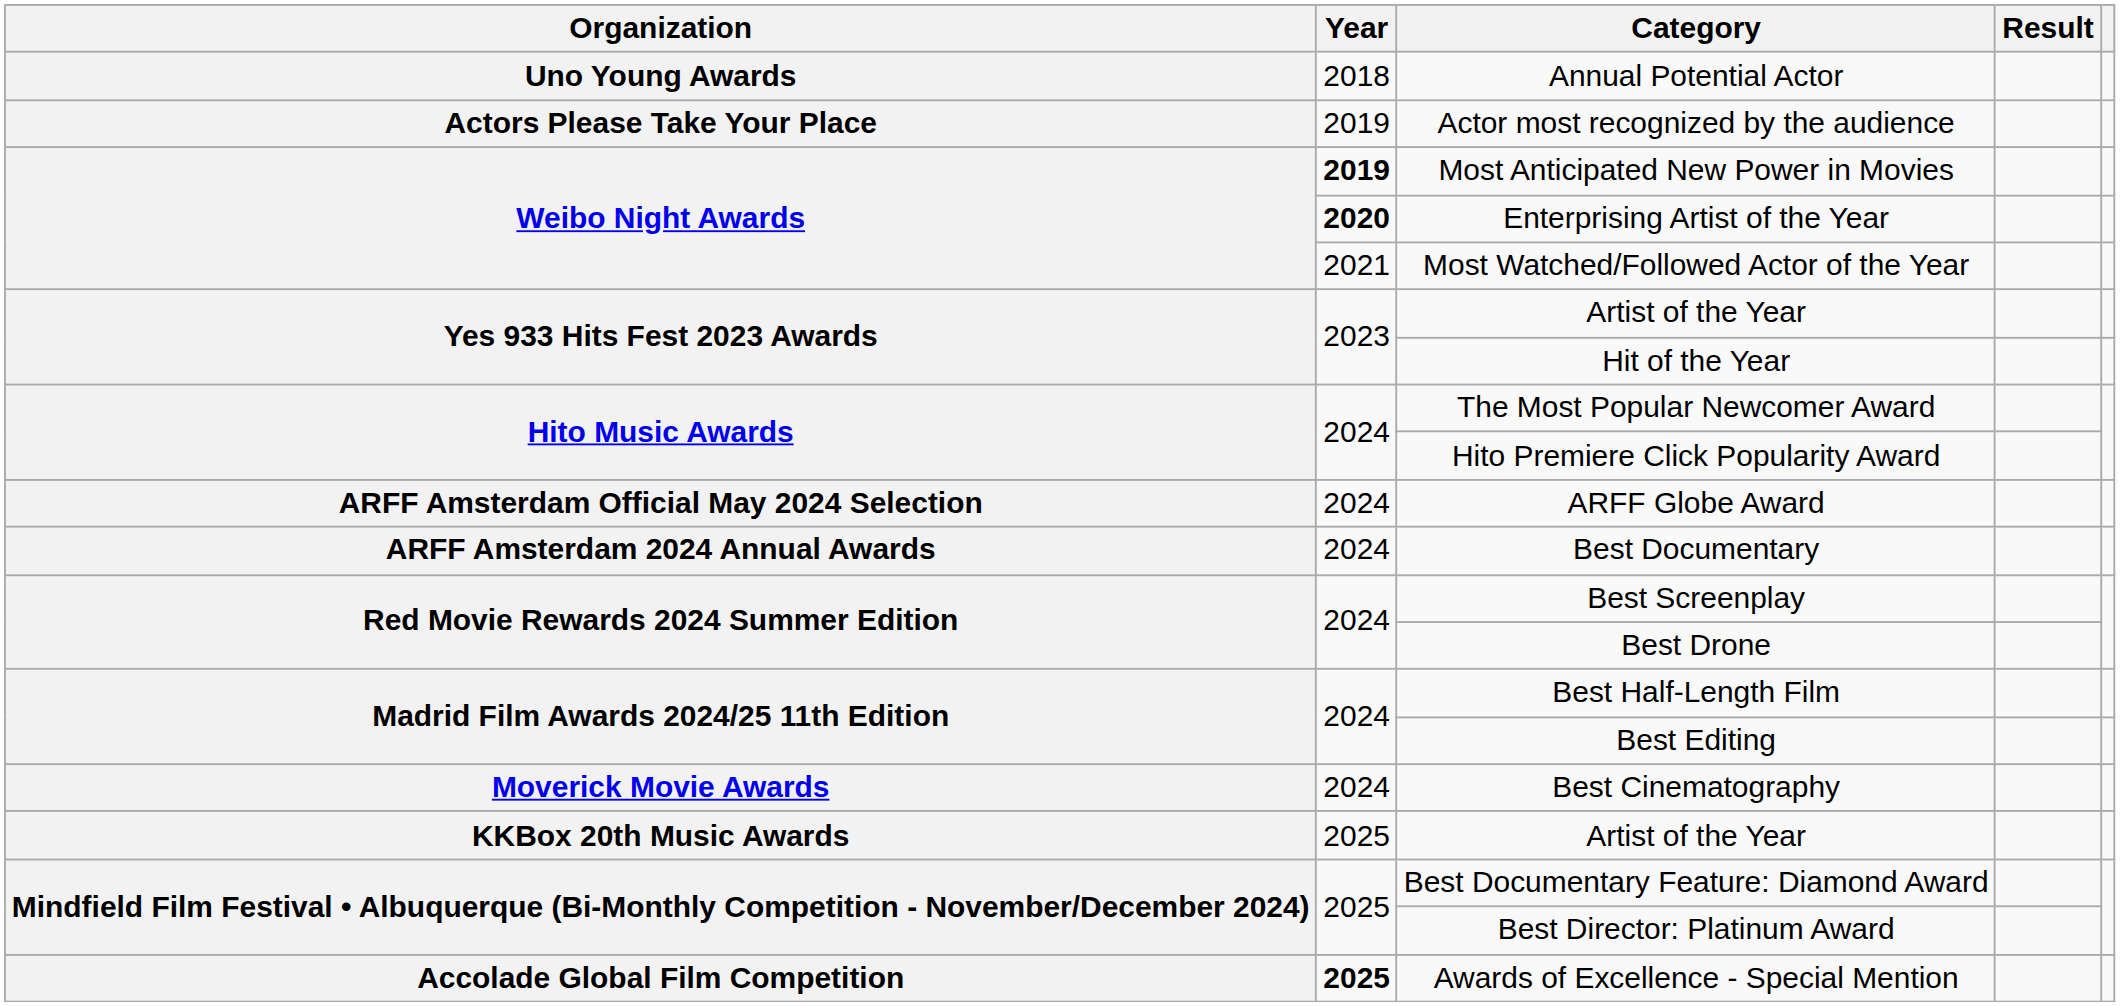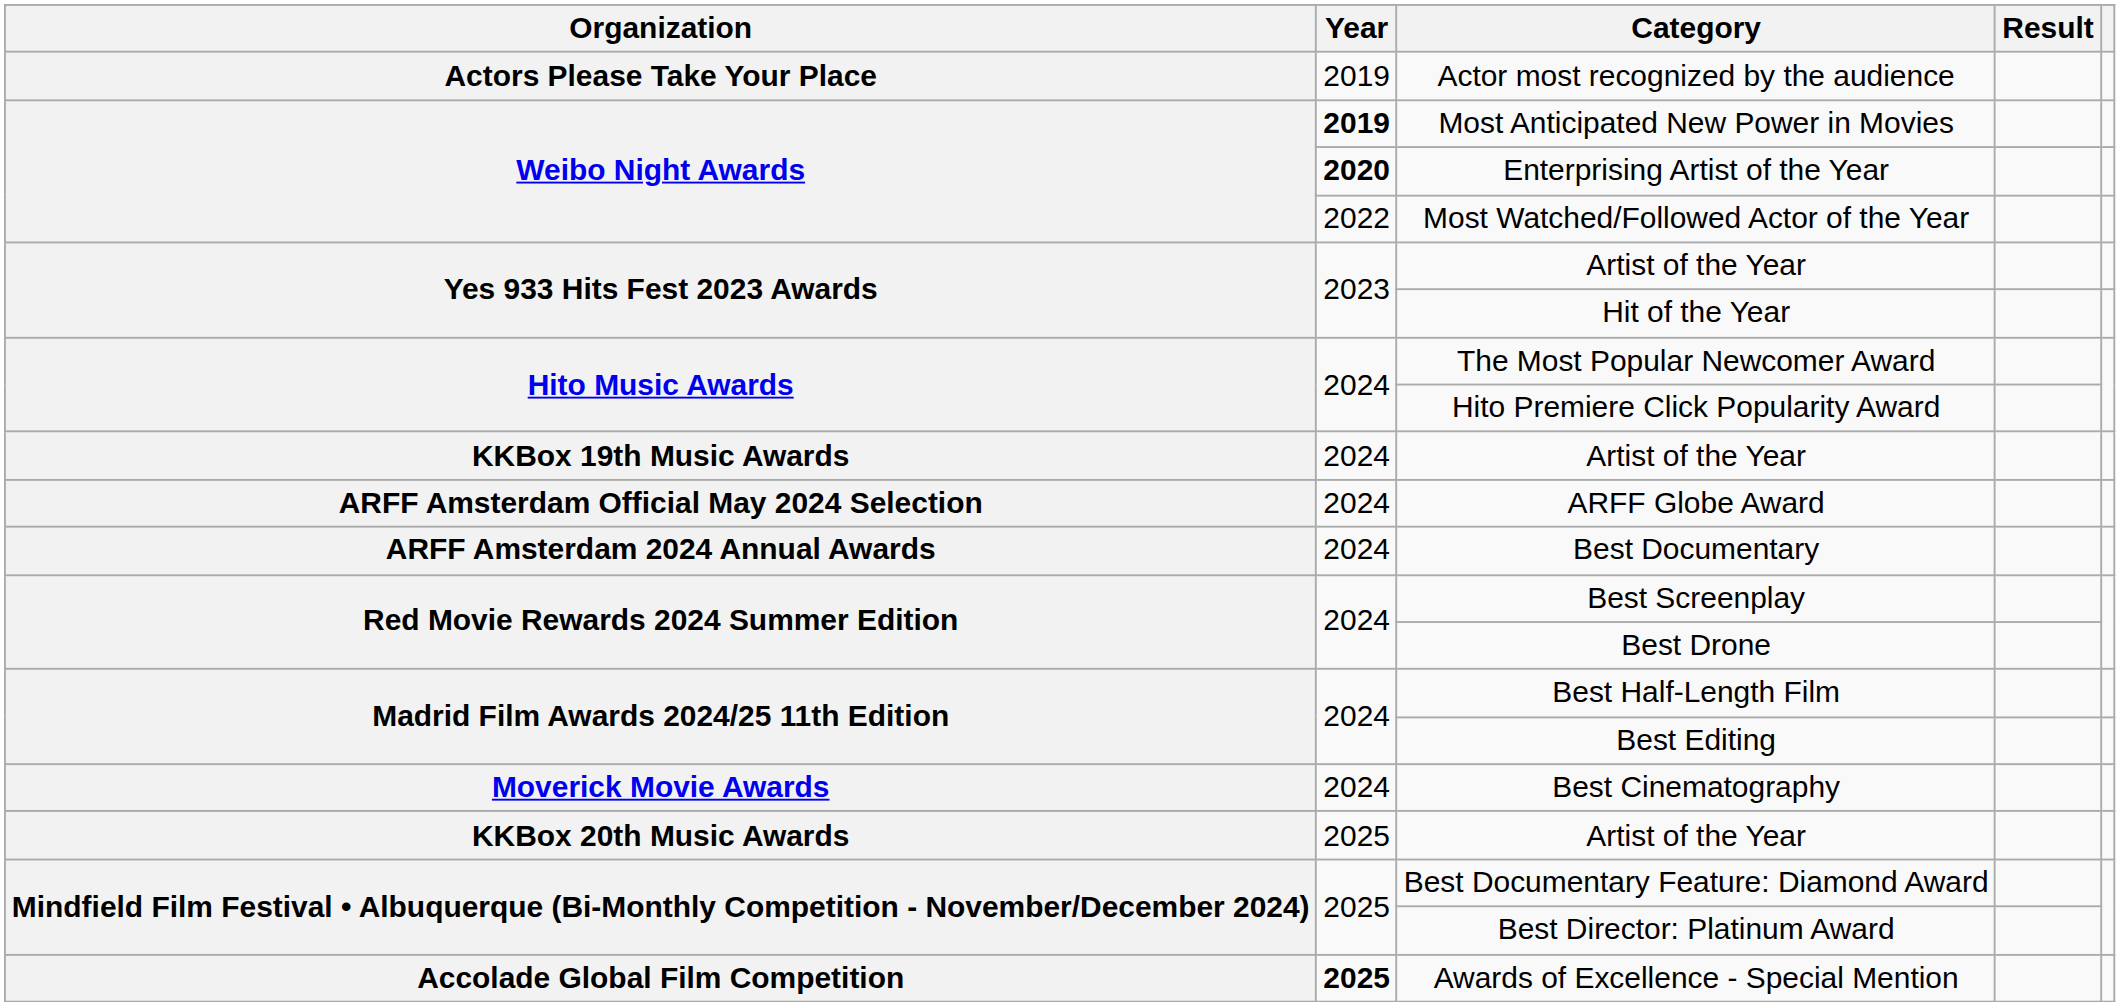- row: (661, 75)
(1357, 265) 2021 -> (1357, 218) 2022
+ row: (661, 455)
